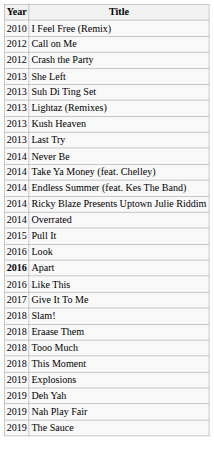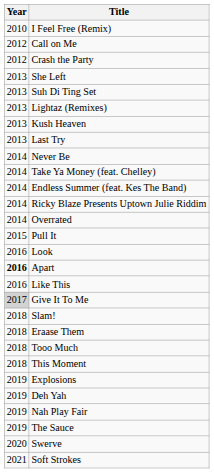(17, 300) no background -> (17, 300) lightgrey background
+ row: (47, 444)
+ row: (56, 460)
